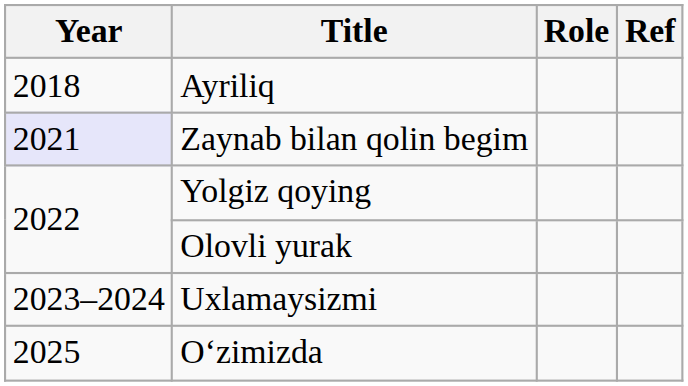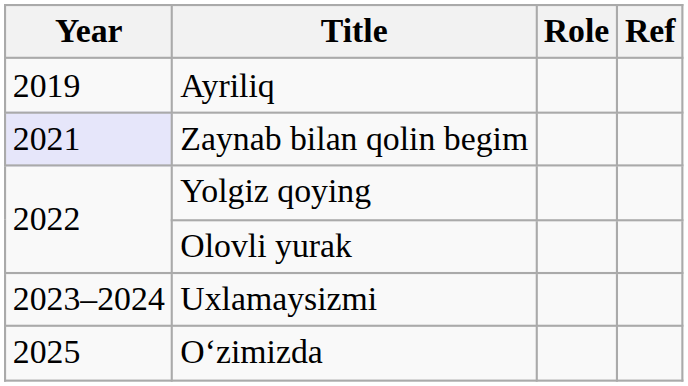(47, 84) 2018 -> (47, 84) 2019
